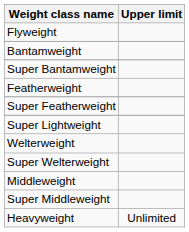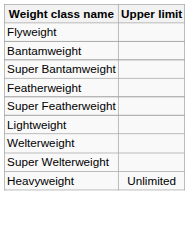+ row: (37, 125)
- row: (54, 125)
- row: (41, 181)
- row: (58, 199)
